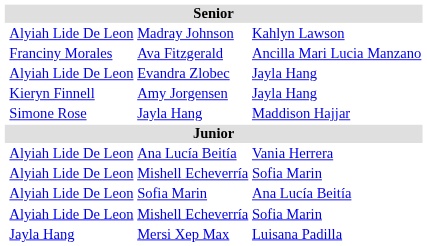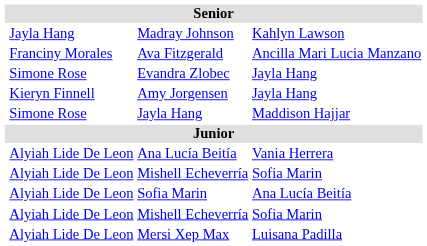(71, 33) Alyiah Lide De Leon -> (42, 33) Jayla Hang
(71, 73) Alyiah Lide De Leon -> (48, 73) Simone Rose
(42, 234) Jayla Hang -> (71, 234) Alyiah Lide De Leon
